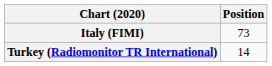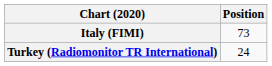(243, 52) 14 -> (243, 52) 24
